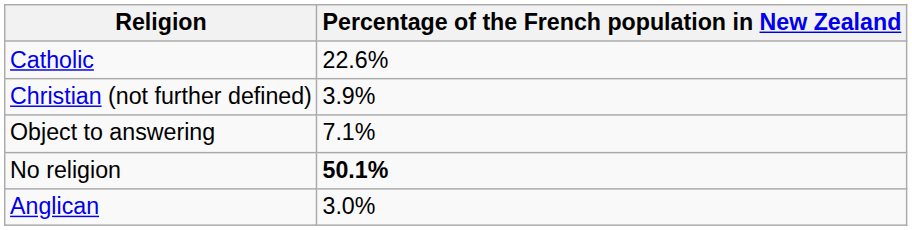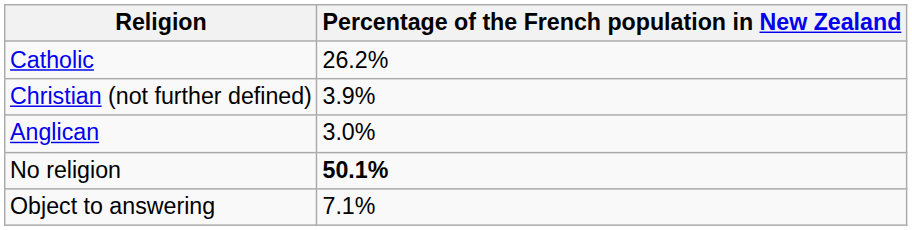(355, 59) 22.6% -> (355, 59) 26.2%
rows swapped: (55, 206) <-> (113, 133)
